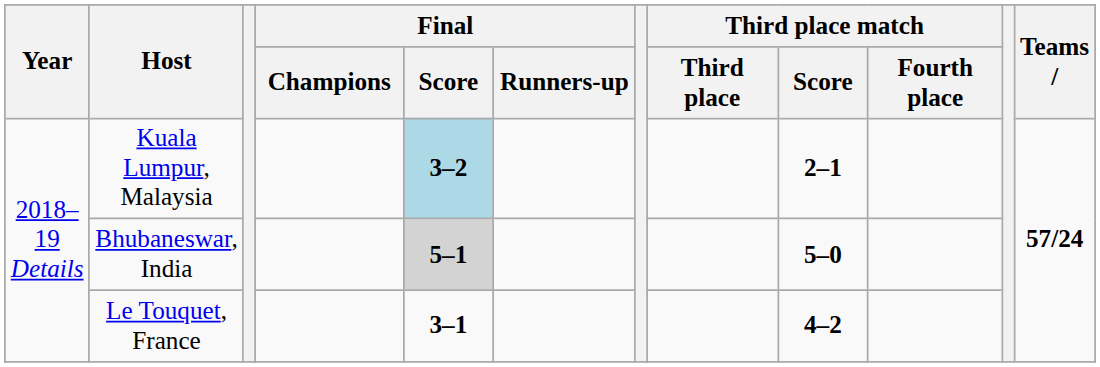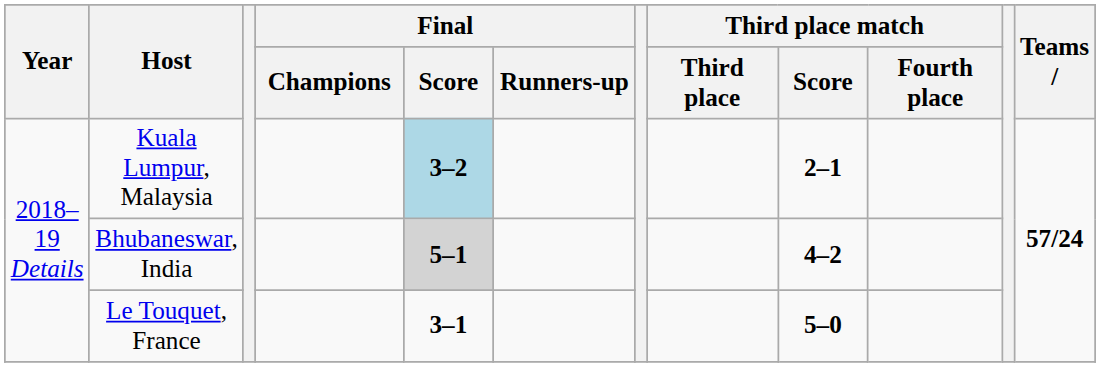(823, 254) 5–0 -> (823, 254) 4–2
(823, 325) 4–2 -> (823, 325) 5–0
